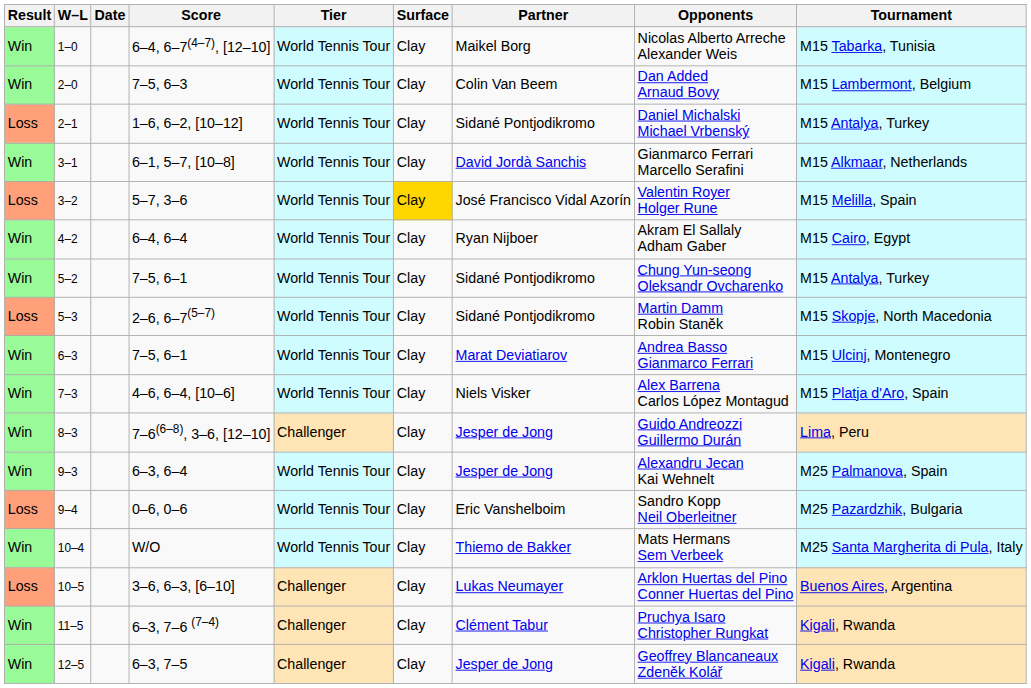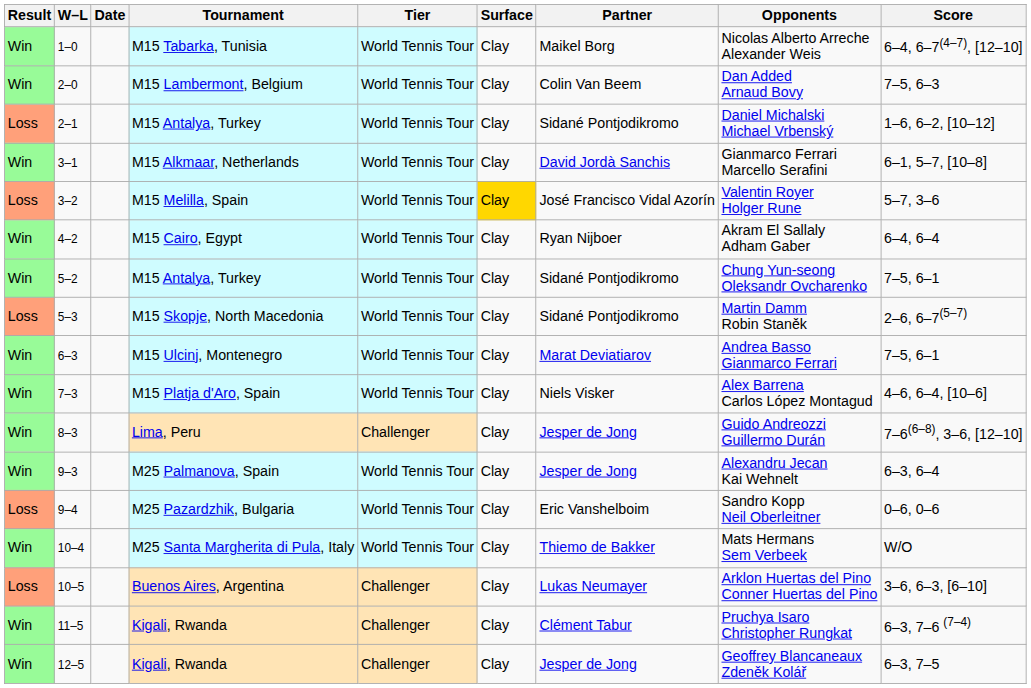columns swapped: (911, 15) <-> (201, 15)
